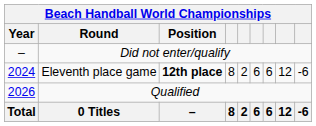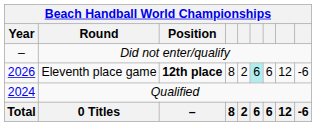(21, 72) 2024 -> (21, 72) 2026
(257, 72) no background -> (257, 72) paleturquoise background
(21, 92) 2026 -> (21, 92) 2024
